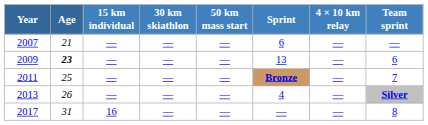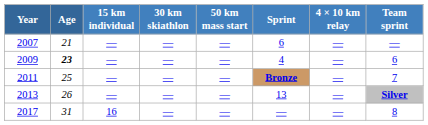(281, 60) 13 -> (281, 60) 4
(281, 94) 4 -> (281, 94) 13
